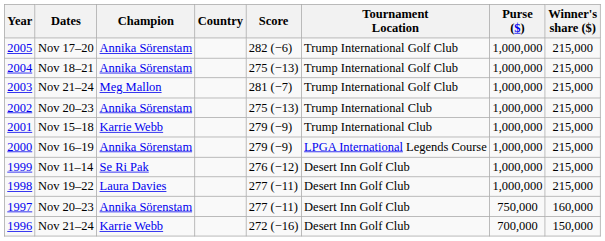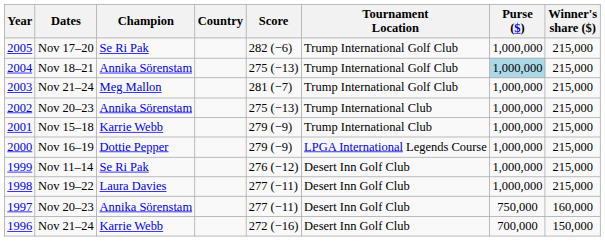(146, 48) Annika Sörenstam -> (124, 48) Se Ri Pak
(517, 68) no background -> (517, 68) lightblue background
(146, 147) Annika Sörenstam -> (134, 147) Dottie Pepper
